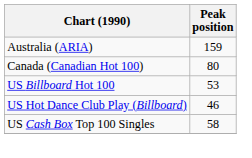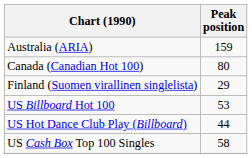+ row: (102, 85)
(213, 104) 46 -> (224, 124) 44
